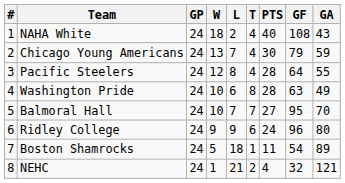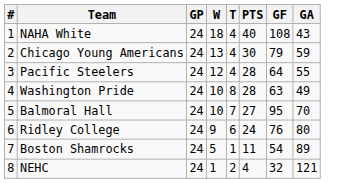- column: (236, 14)
(296, 130) 96 -> (276, 130) 76
